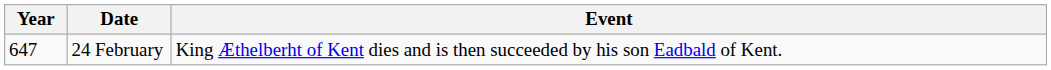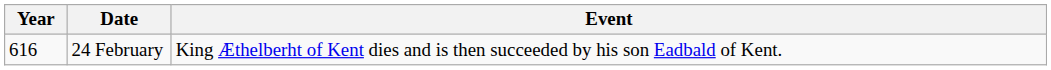(23, 49) 647 -> (23, 49) 616
